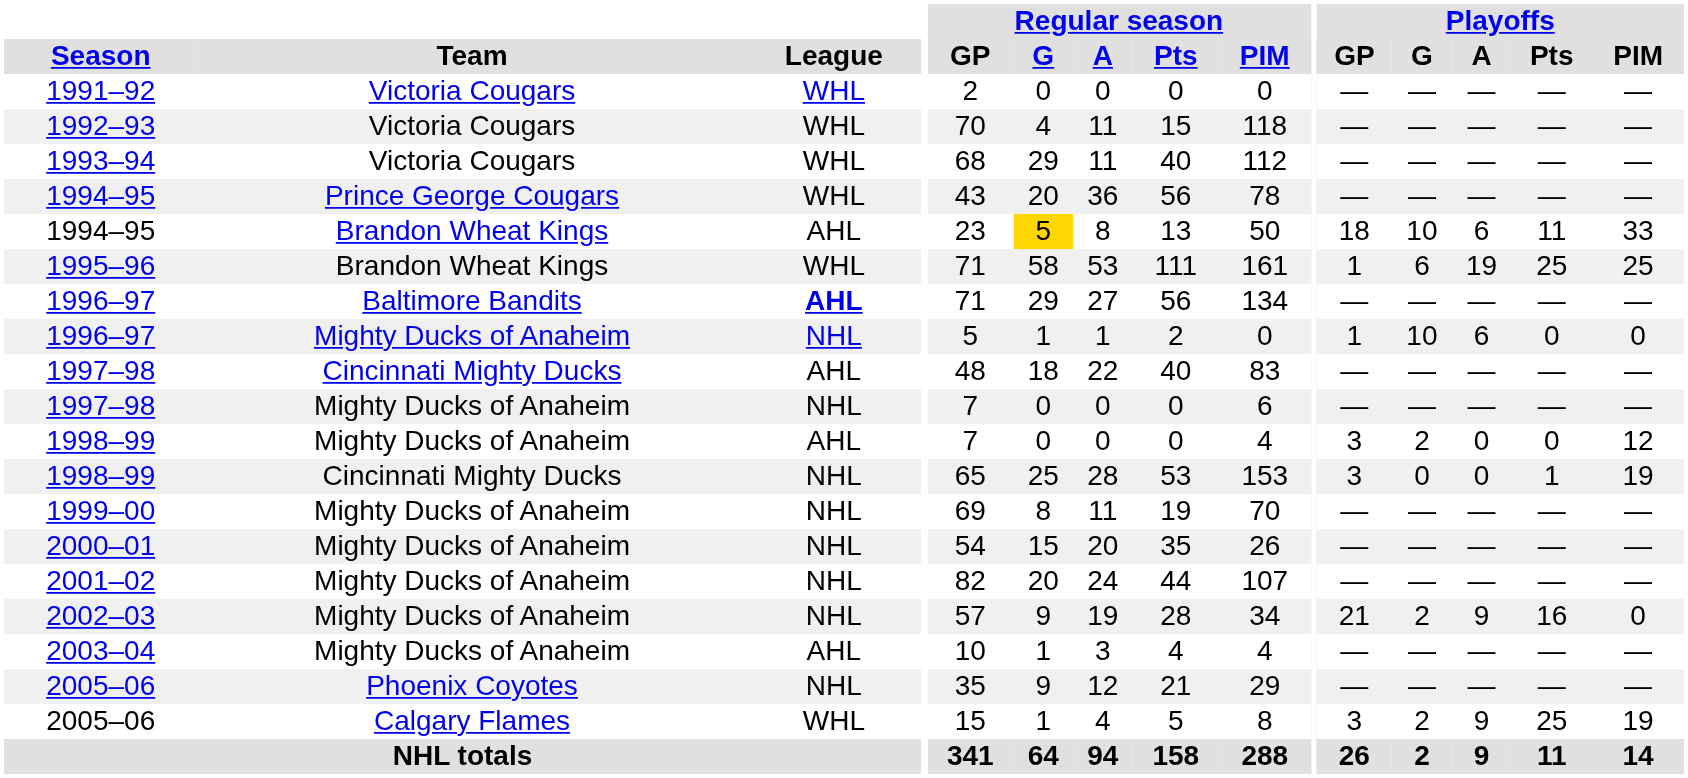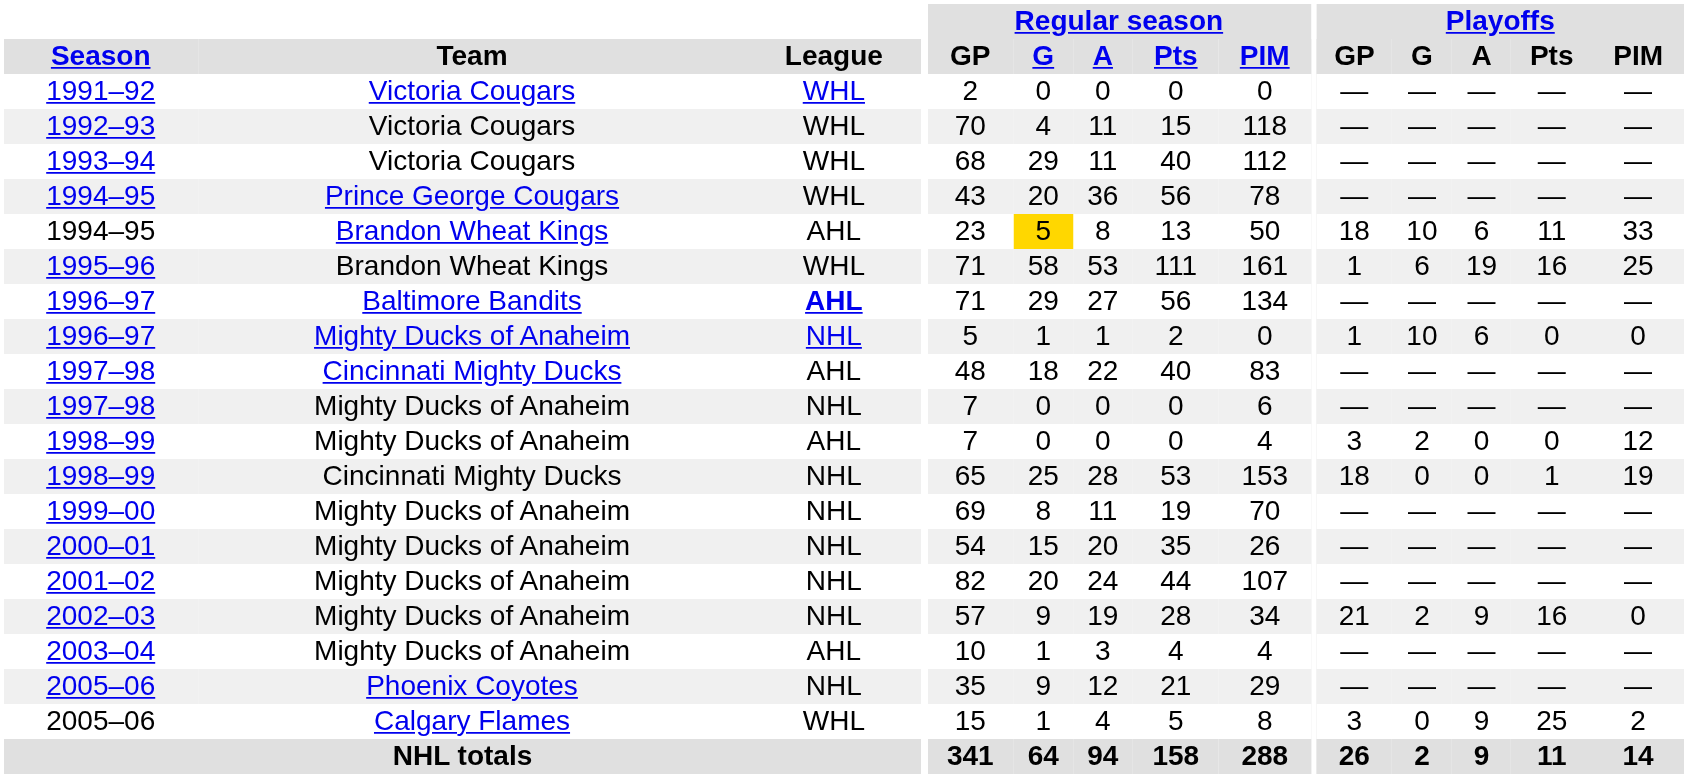(1552, 266) 25 -> (1552, 266) 16
(1354, 476) 3 -> (1354, 476) 18
(1422, 721) 2 -> (1422, 721) 0
(1638, 721) 19 -> (1638, 721) 2
